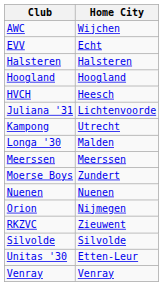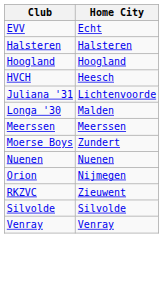- row: (16, 29)
- row: (28, 127)
- row: (37, 257)
